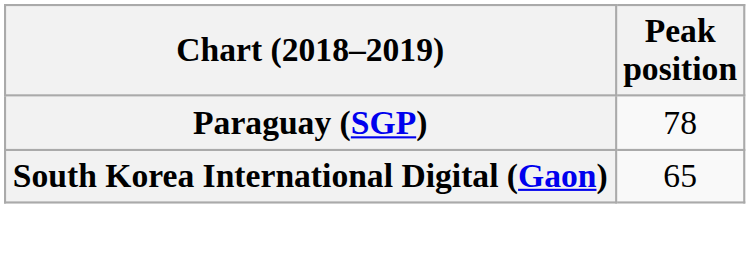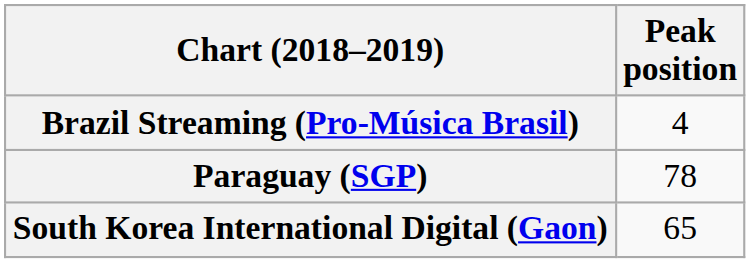+ row: (310, 122)
